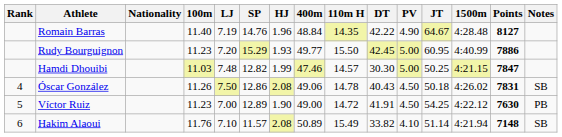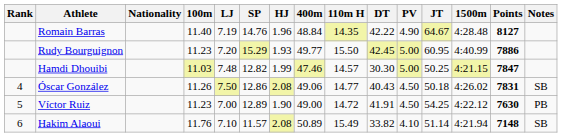(346, 87) 14.78 -> (346, 87) 14.77
